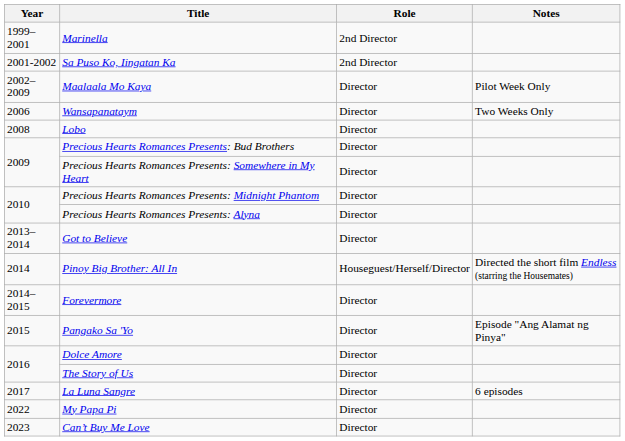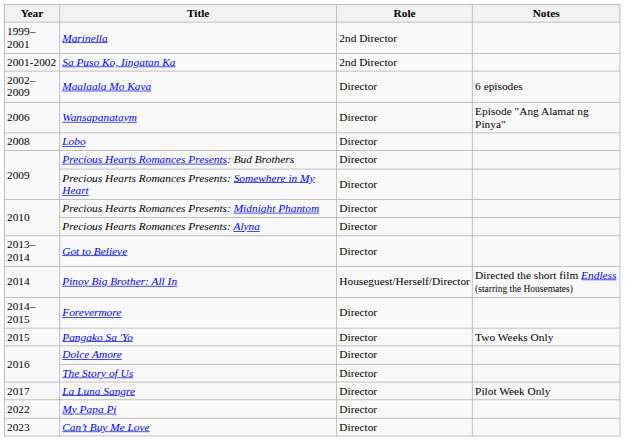(513, 86) Pilot Week Only -> (499, 86) 6 episodes
(514, 111) Two Weeks Only -> (532, 117) Episode "Ang Alamat ng Pinya"
(532, 330) Episode "Ang Alamat ng Pinya" -> (514, 337) Two Weeks Only
(499, 391) 6 episodes -> (513, 391) Pilot Week Only
